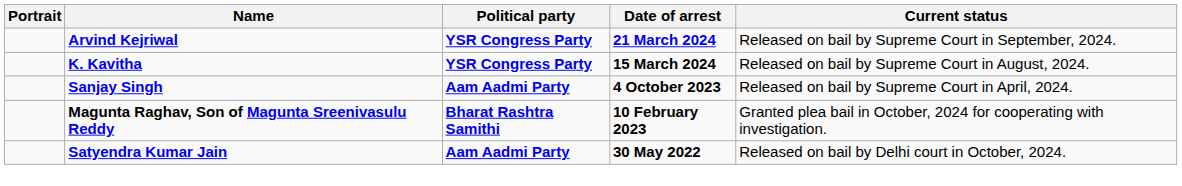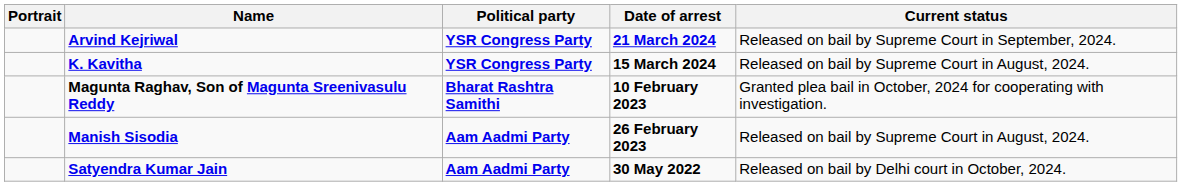- row: (116, 87)
+ row: (123, 137)
